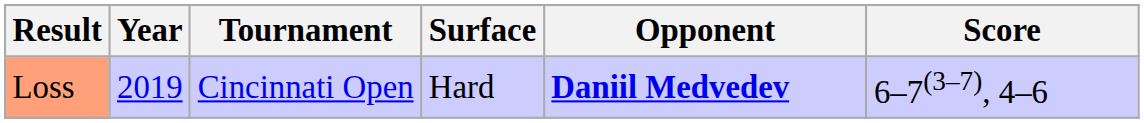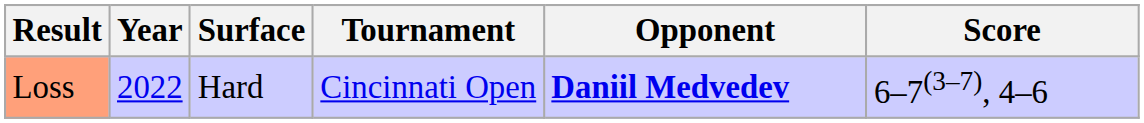columns swapped: (306, 30) <-> (482, 30)
(150, 86) 2019 -> (150, 86) 2022
